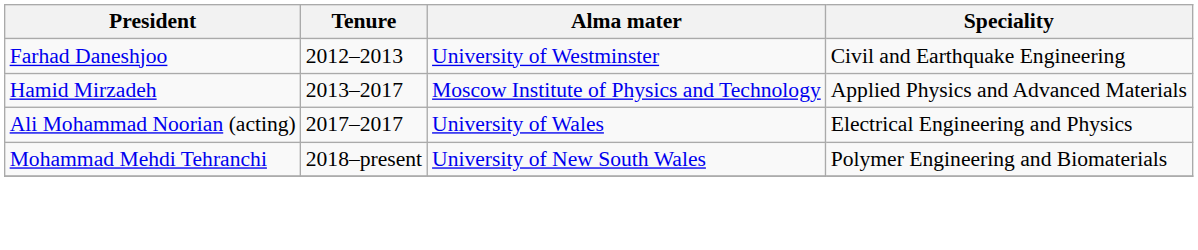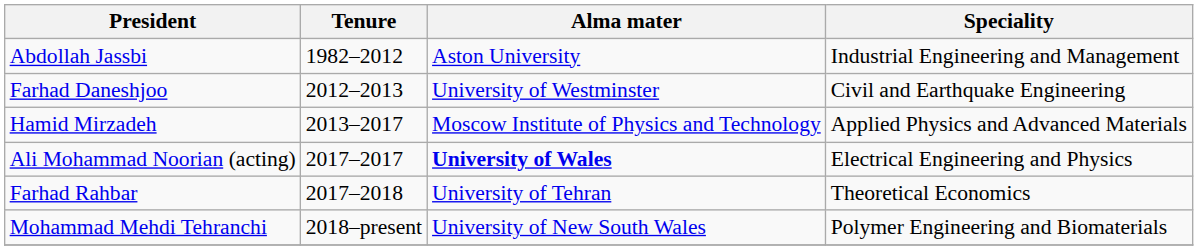+ row: (78, 55)
(518, 124) normal -> (522, 158) bold
+ row: (74, 192)
